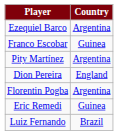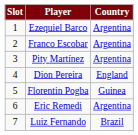+ column: (15, 11)
(92, 43) Guinea -> (112, 43) Argentina
(92, 90) Argentina -> (112, 90) Guinea
(92, 106) Guinea -> (112, 106) Argentina
